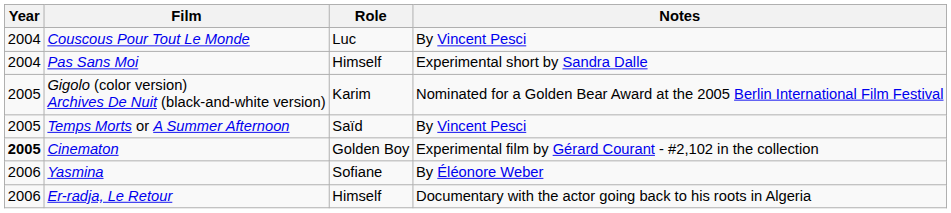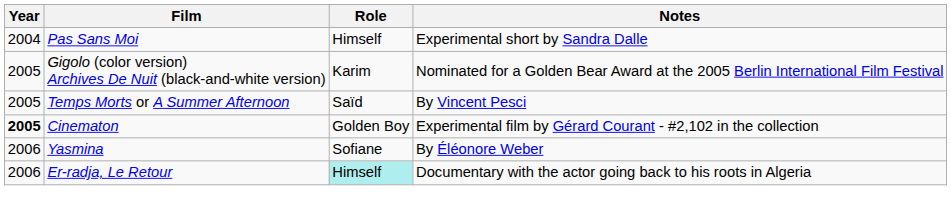- row: (149, 39)
(357, 196) no background -> (357, 172) paleturquoise background
